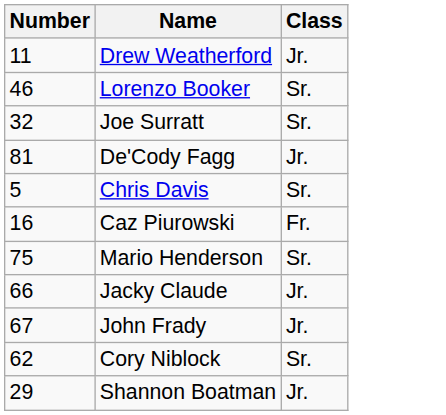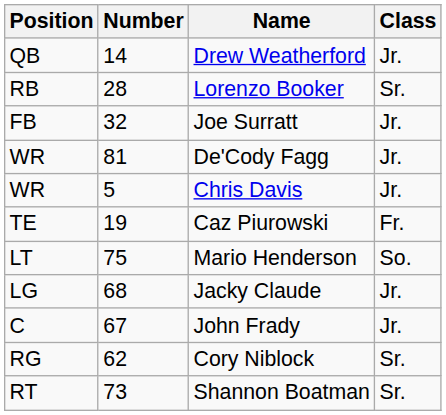+ column: (52, 21)
(21, 55) 11 -> (115, 55) 14
(21, 88) 46 -> (115, 88) 28
(299, 122) Sr. -> (391, 122) Jr.
(299, 190) Sr. -> (391, 190) Jr.
(21, 223) 16 -> (115, 223) 19
(299, 257) Sr. -> (396, 257) So.
(21, 291) 66 -> (115, 291) 68
(21, 392) 29 -> (115, 392) 73
(297, 392) Jr. -> (393, 392) Sr.
